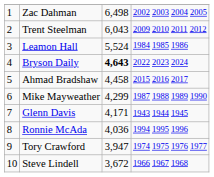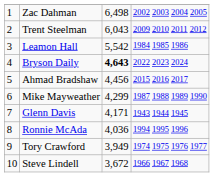(117, 46) 5,524 -> (117, 46) 5,542
(117, 79) 4,458 -> (117, 79) 4,456
(117, 146) 3,947 -> (117, 146) 3,949
